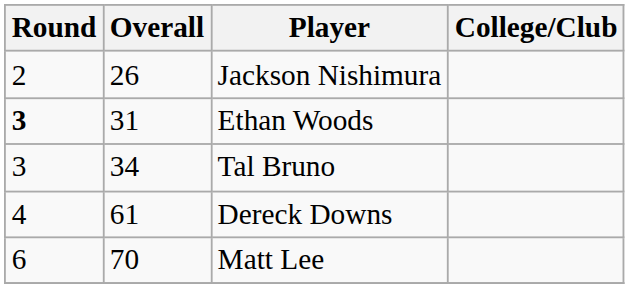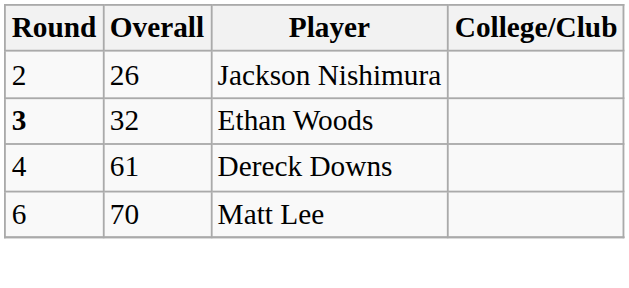(124, 120) 31 -> (124, 120) 32
- row: (276, 167)
